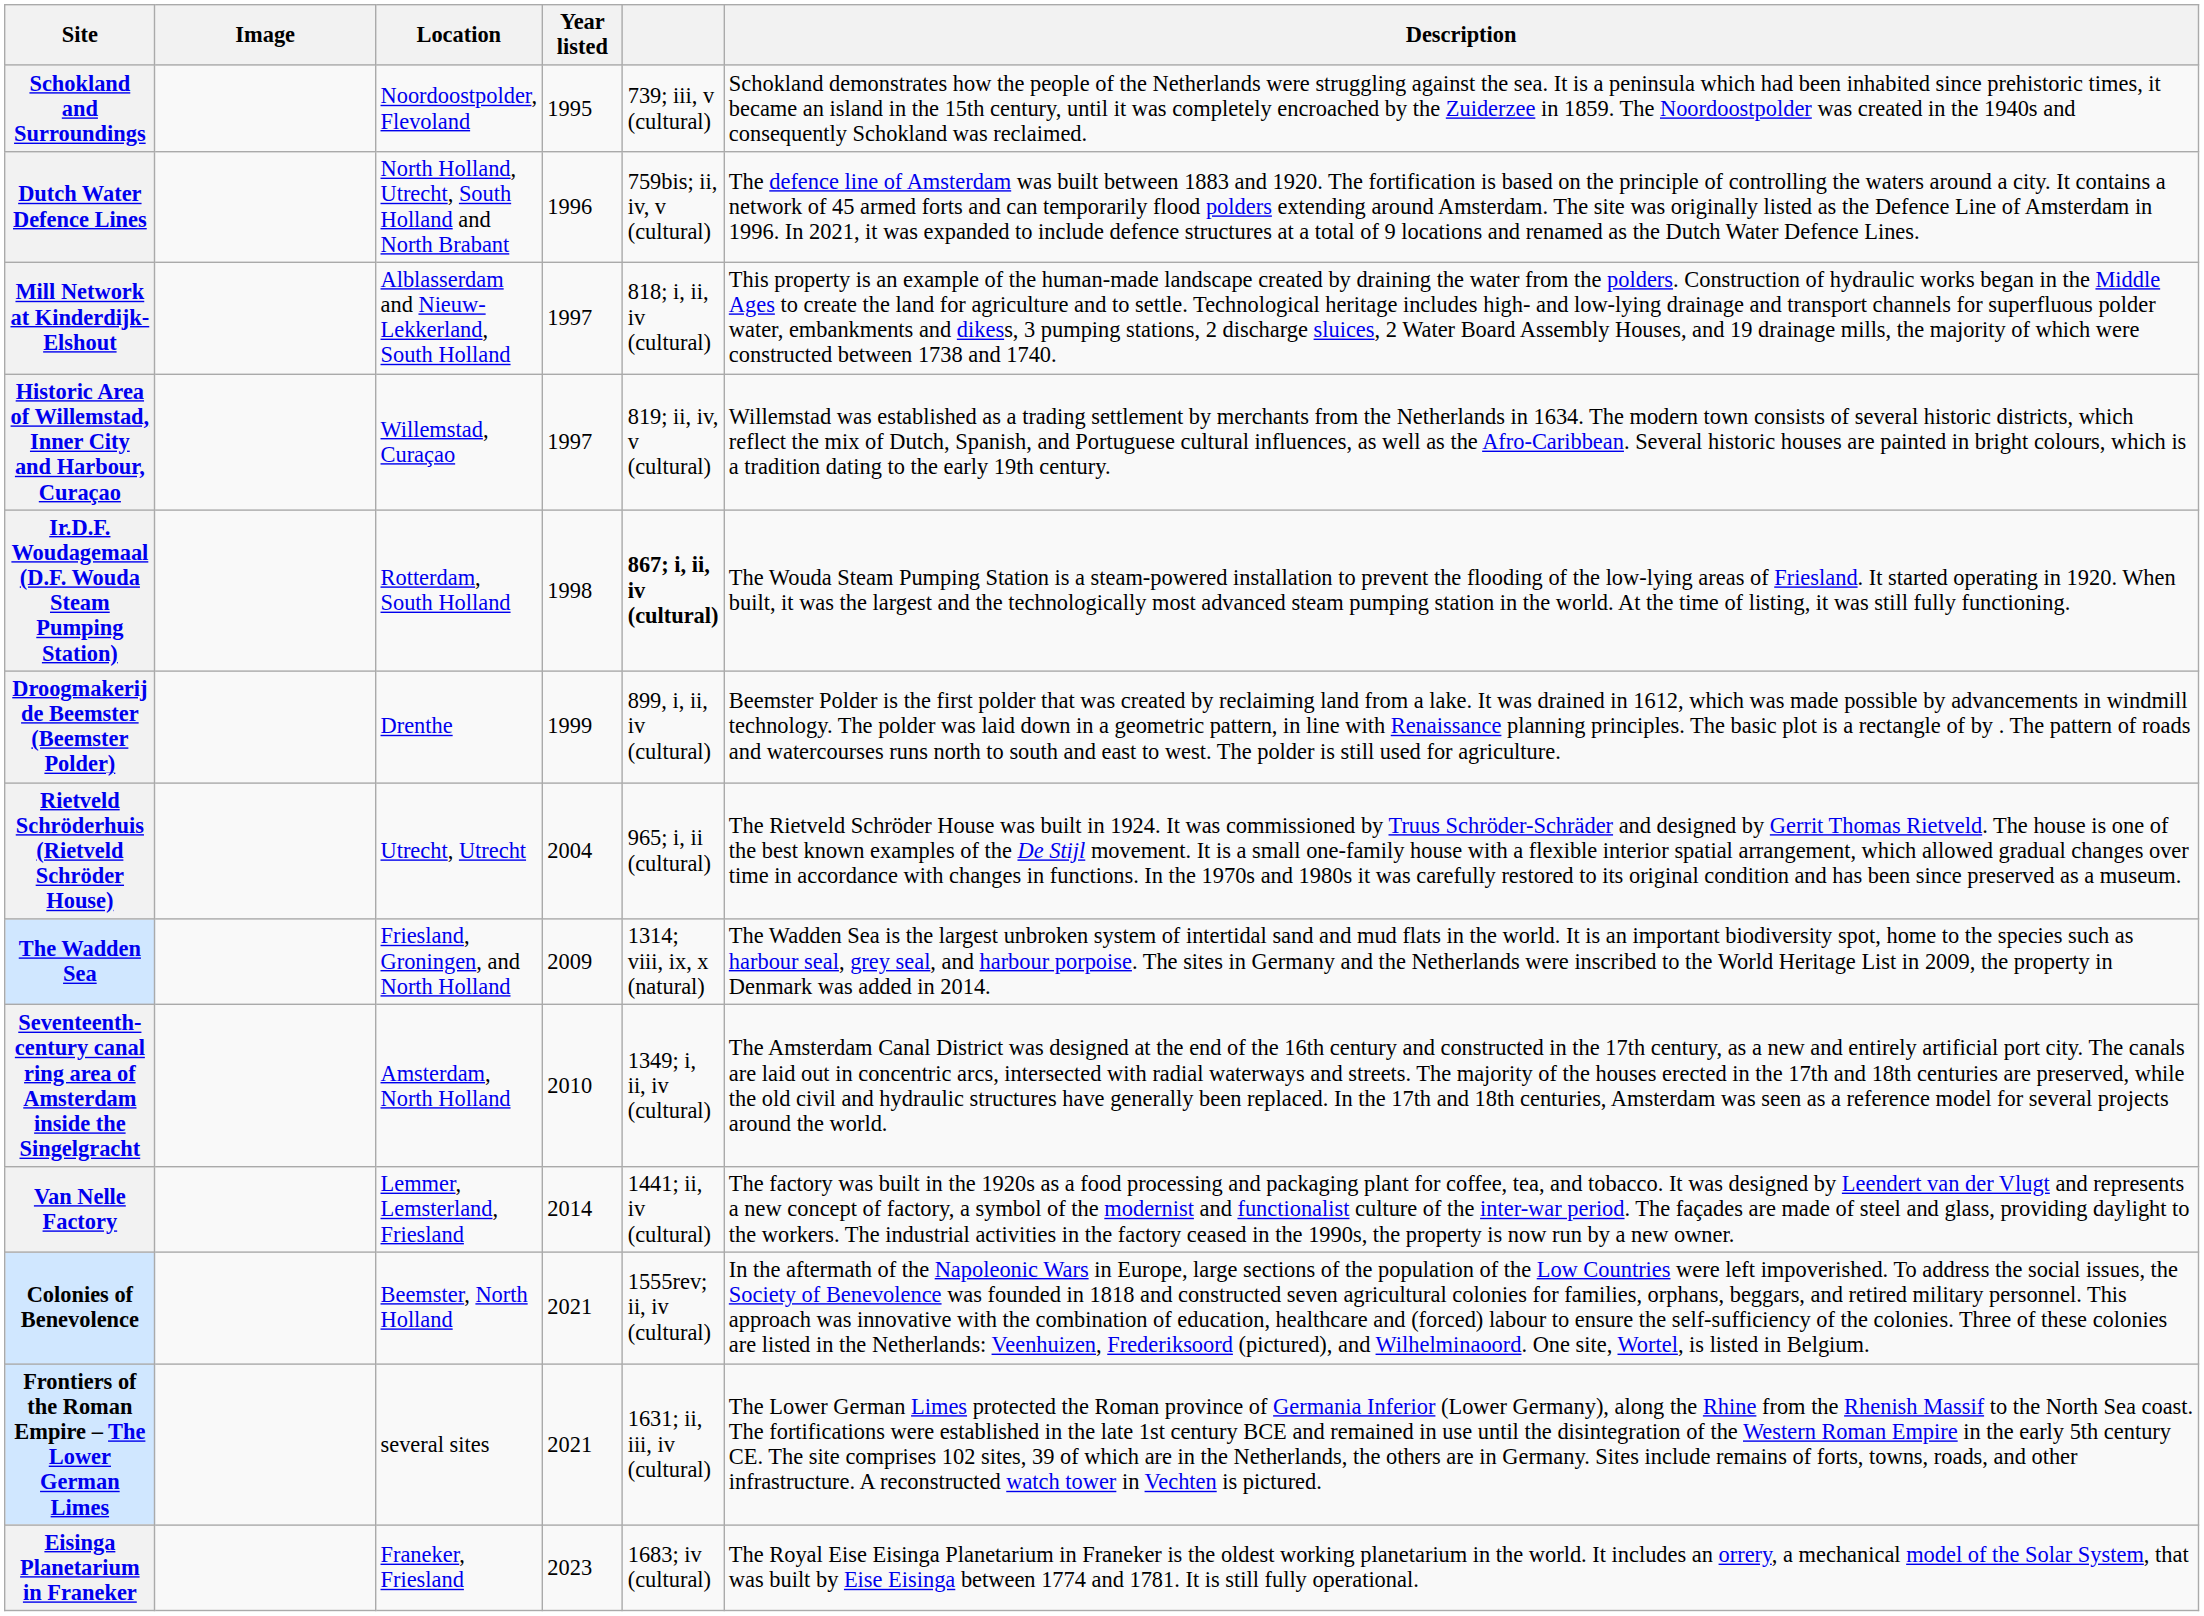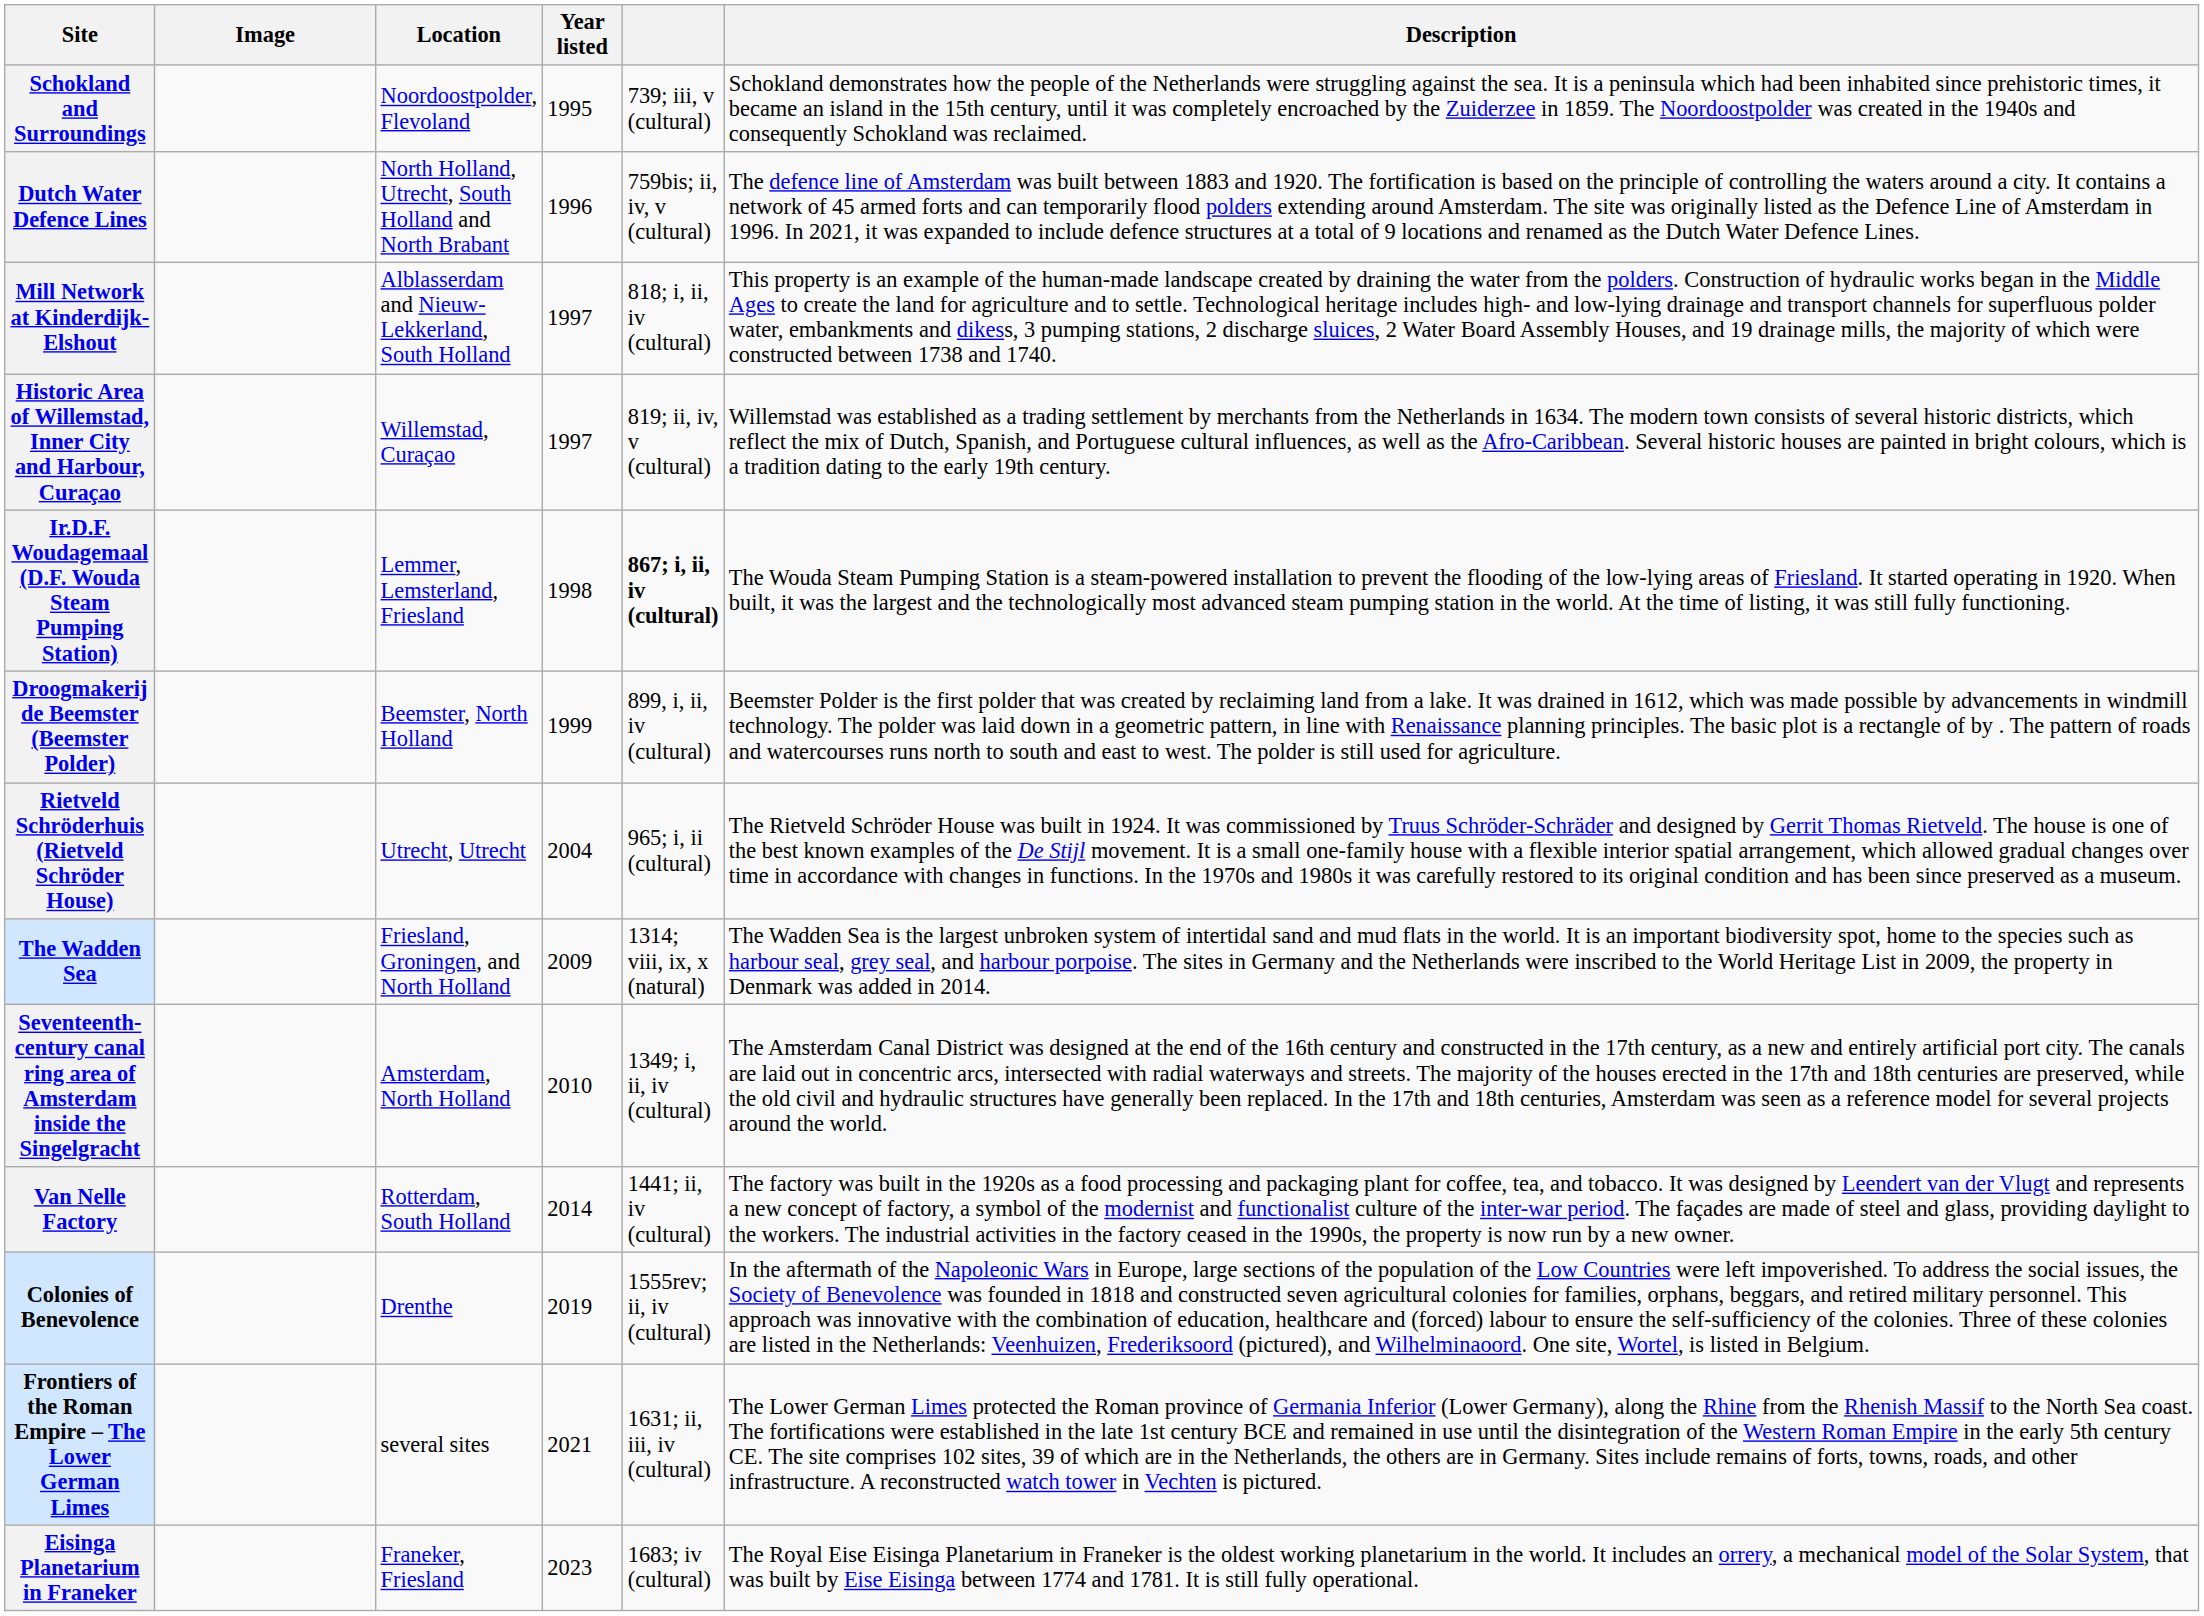(446, 590) Rotterdam, South Holland -> (439, 590) Lemmer, Lemsterland, Friesland
(417, 726) Drenthe -> (454, 726) Beemster, North Holland
(439, 1209) Lemmer, Lemsterland, Friesland -> (446, 1209) Rotterdam, South Holland
(454, 1307) Beemster, North Holland -> (417, 1307) Drenthe
(570, 1307) 2021 -> (570, 1307) 2019
